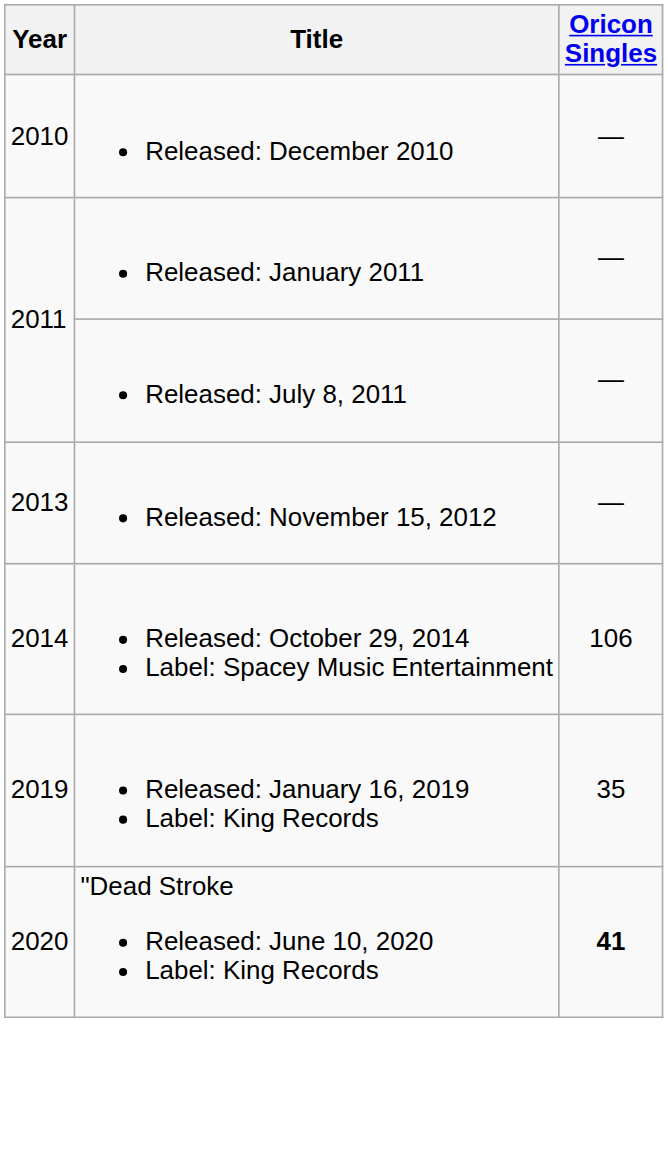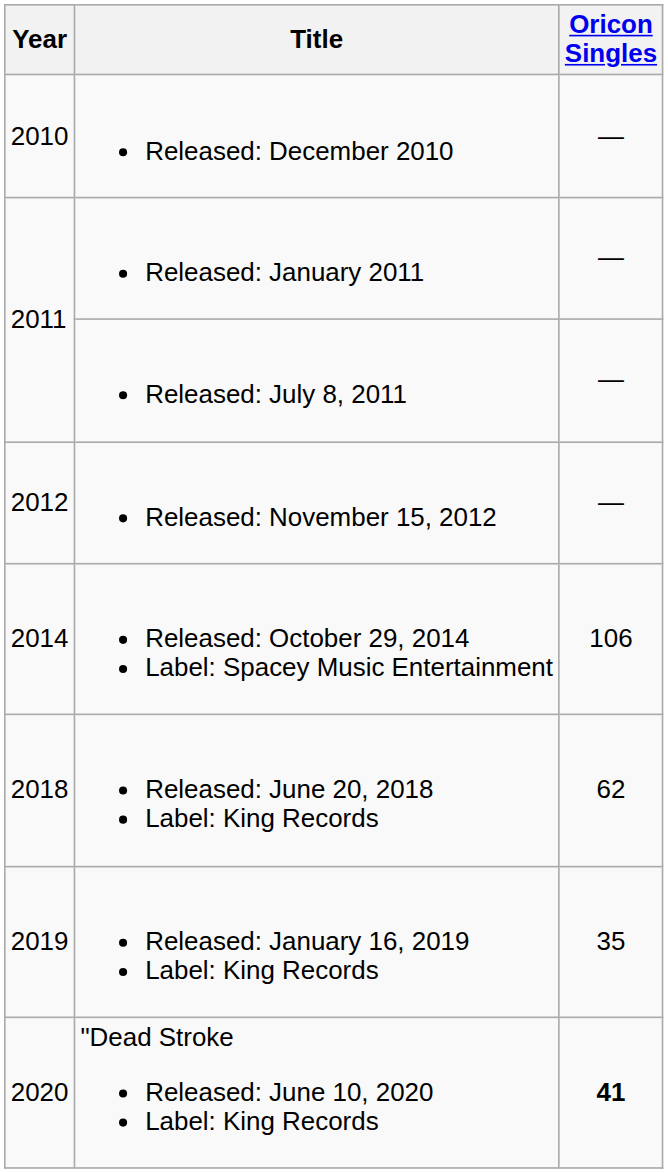(40, 502) 2013 -> (40, 502) 2012
+ row: (317, 805)
